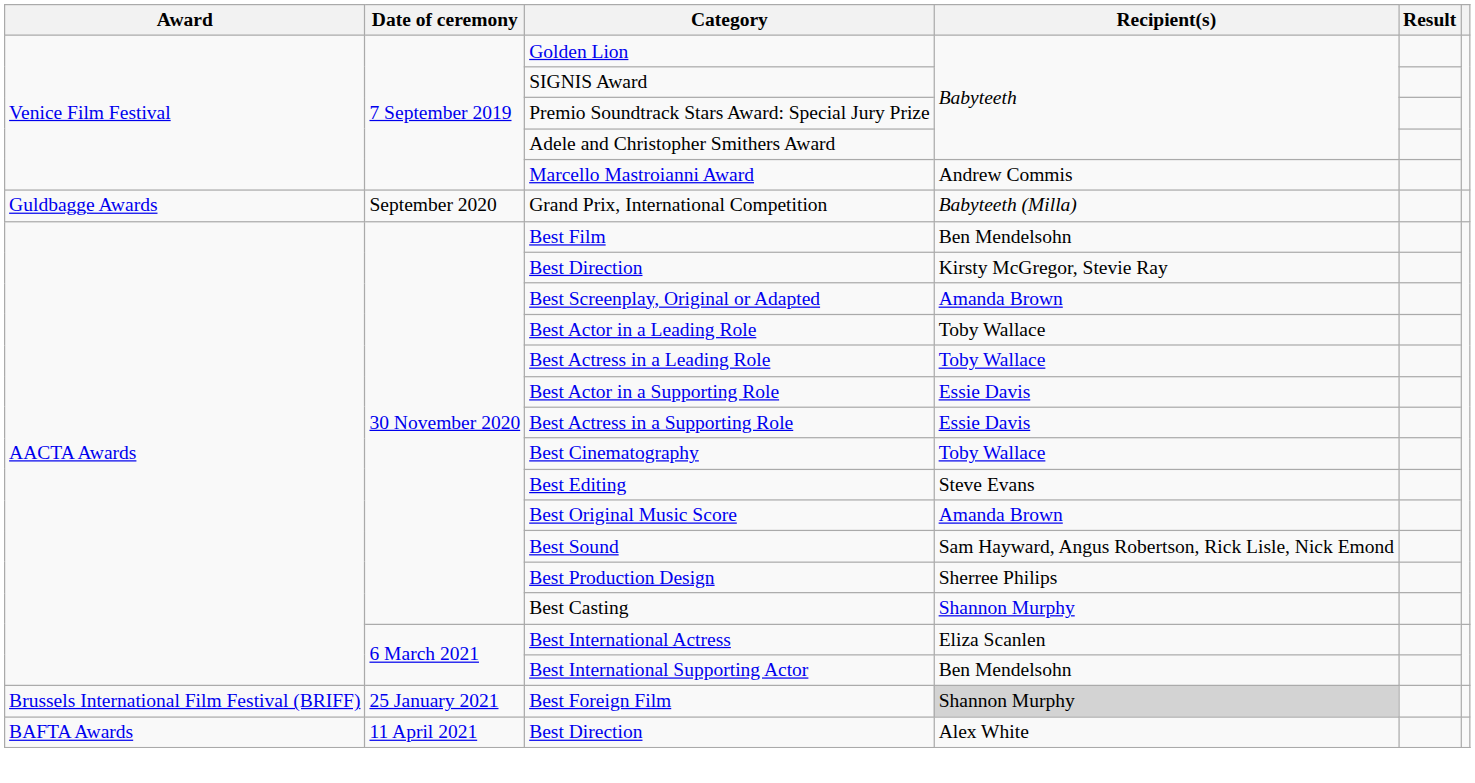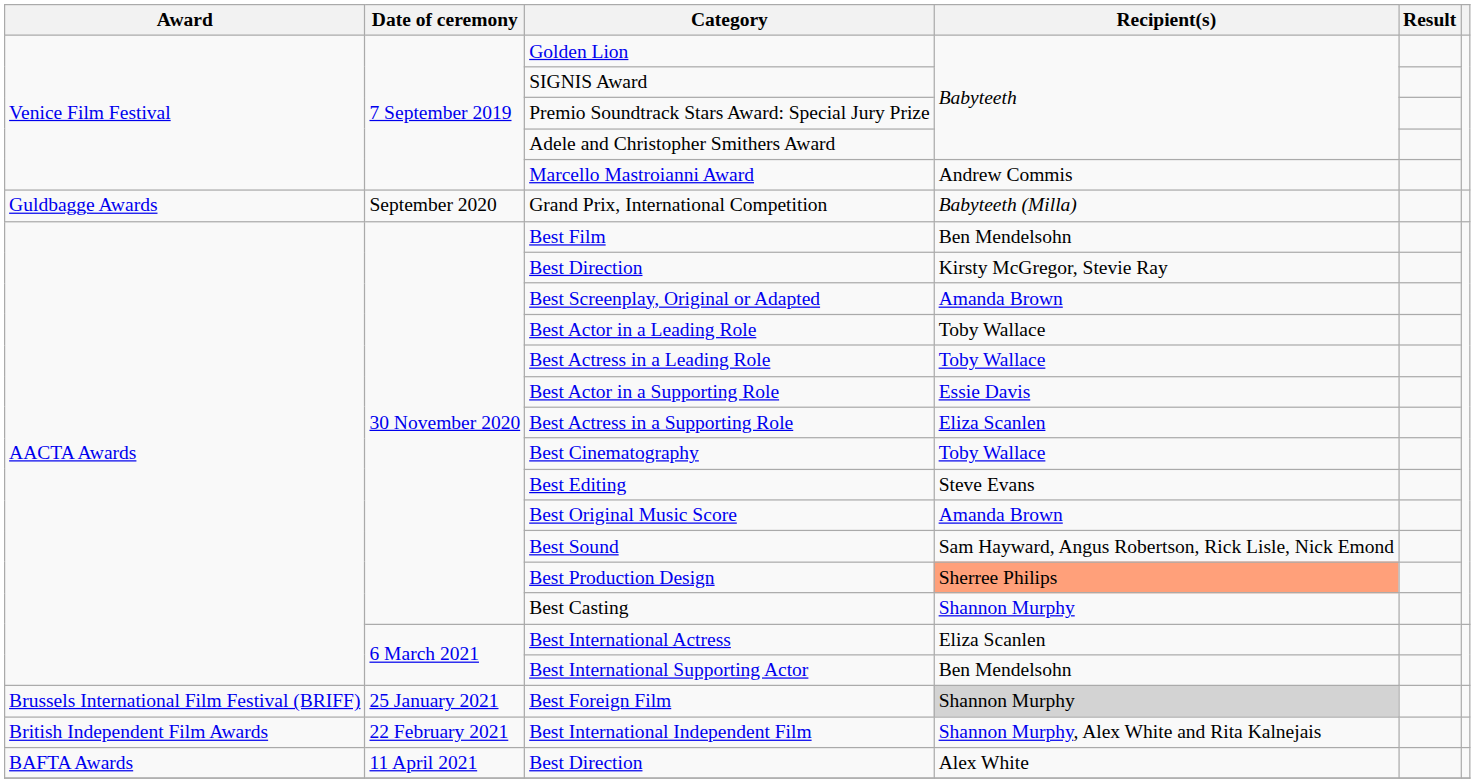(984, 422) Essie Davis -> (992, 422) Eliza Scanlen
(998, 577) no background -> (998, 577) lightsalmon background
+ row: (439, 732)
